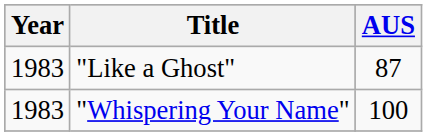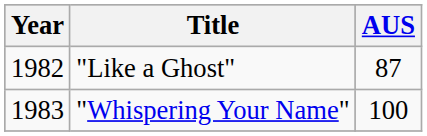(38, 67) 1983 -> (38, 67) 1982
